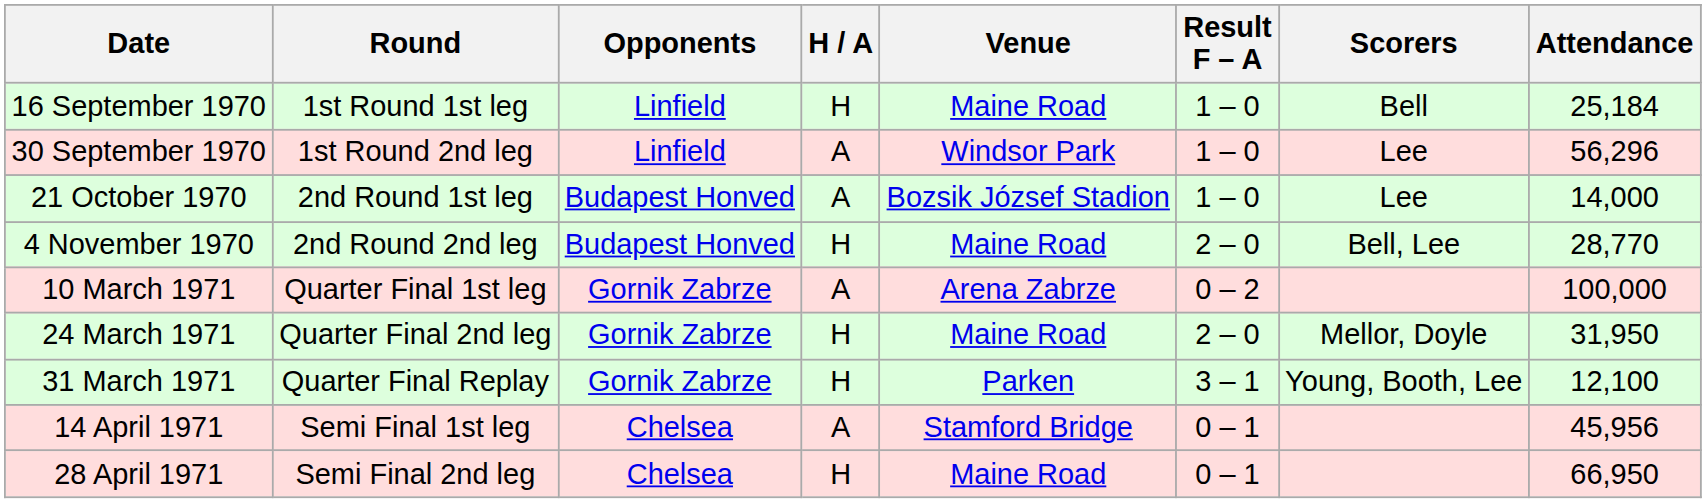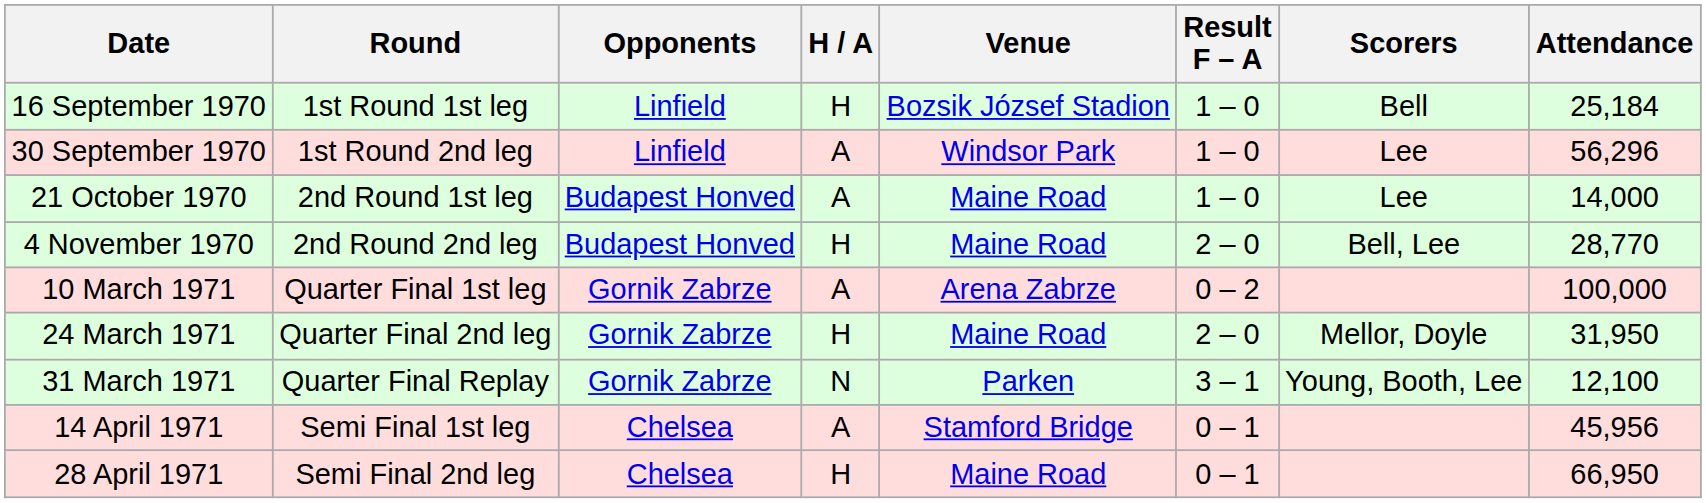(1028, 105) Maine Road -> (1028, 105) Bozsik József Stadion
(1028, 197) Bozsik József Stadion -> (1028, 197) Maine Road
(841, 381) H -> (841, 381) N
